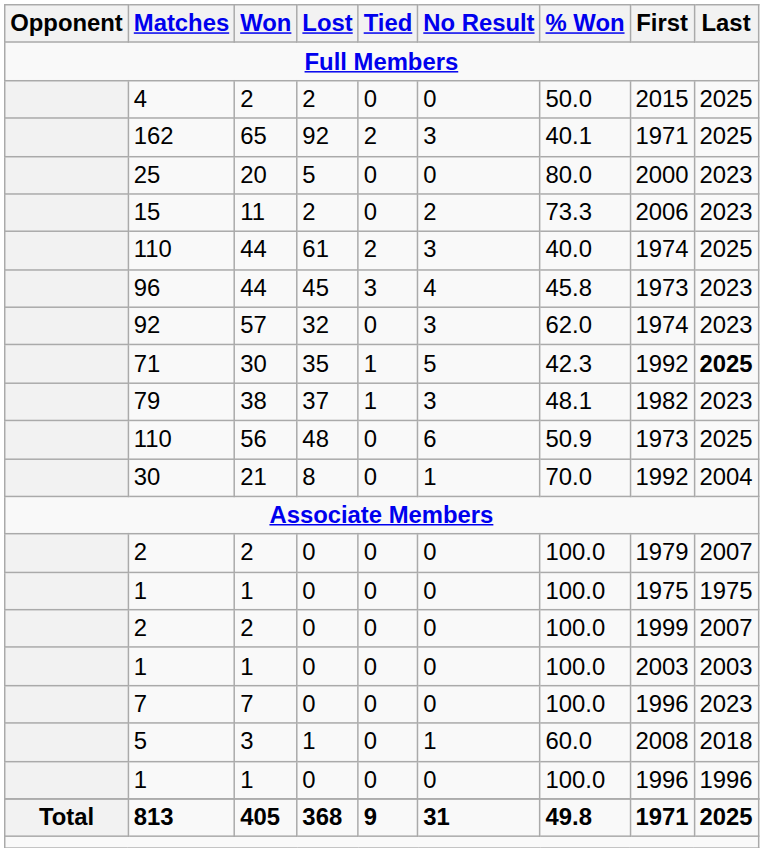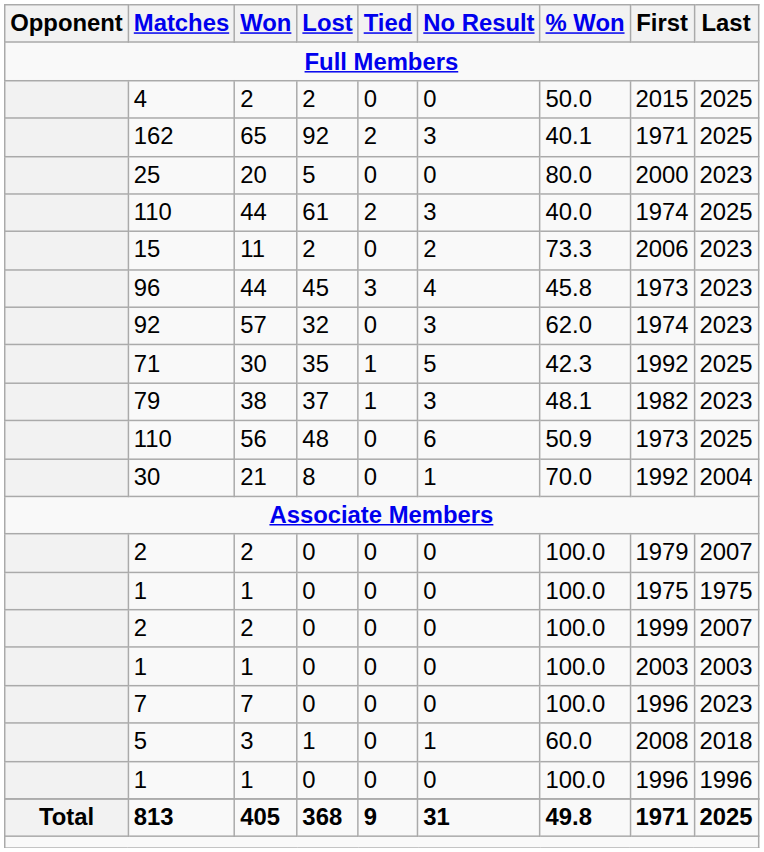rows swapped: (153, 250) <-> (147, 212)
(726, 363) bold -> (726, 363) normal
